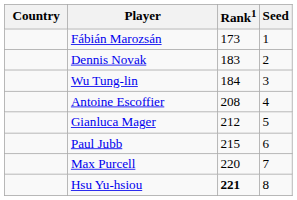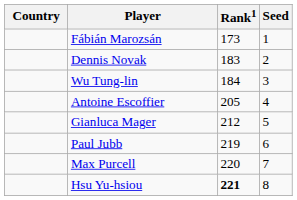(230, 101) 208 -> (230, 101) 205
(230, 143) 215 -> (230, 143) 219
